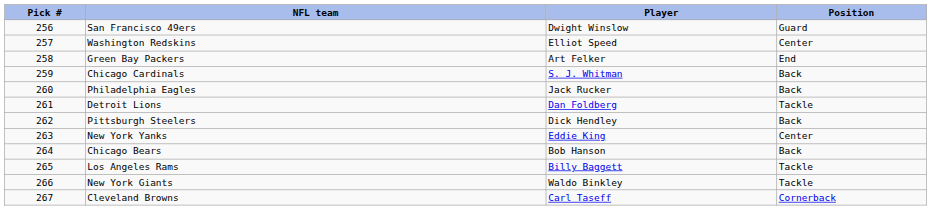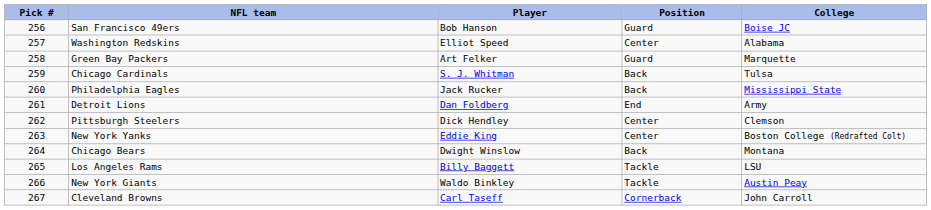+ column: (834, 12)
(588, 28) Dwight Winslow -> (469, 28) Bob Hanson
(787, 58) End -> (639, 58) Guard
(796, 105) Tackle -> (633, 105) End
(790, 120) Back -> (641, 120) Center
(577, 151) Bob Hanson -> (480, 151) Dwight Winslow
